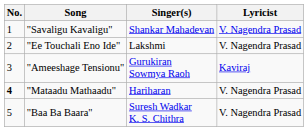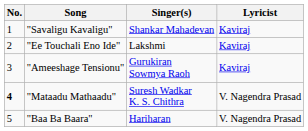(260, 29) V. Nagendra Prasad -> (235, 29) Kaviraj
(260, 45) V. Nagendra Prasad -> (235, 45) Kaviraj
(150, 90) Hariharan -> (160, 96) Suresh Wadkar K. S. Chithra
(160, 112) Suresh Wadkar K. S. Chithra -> (150, 118) Hariharan
